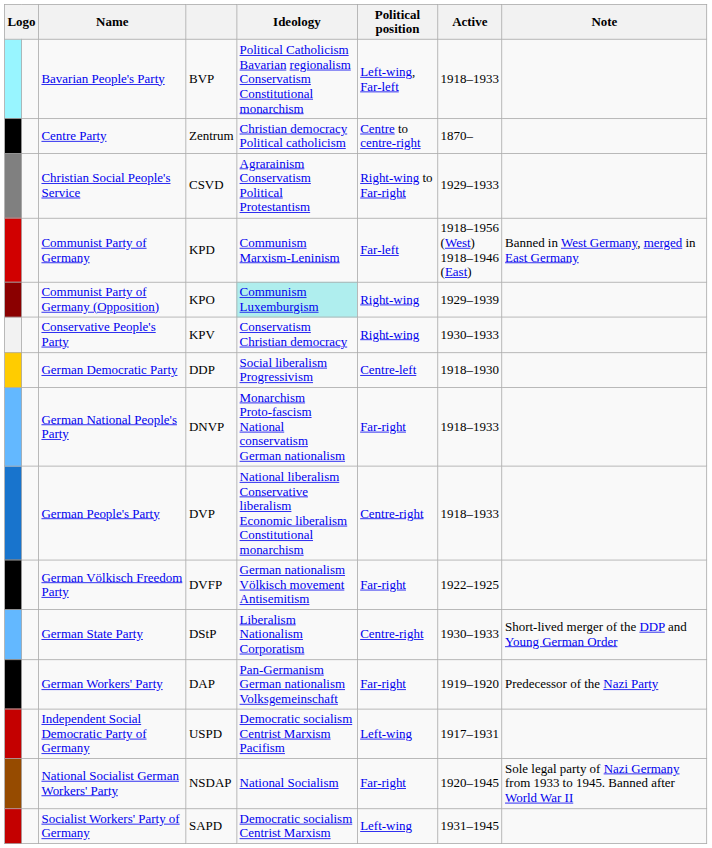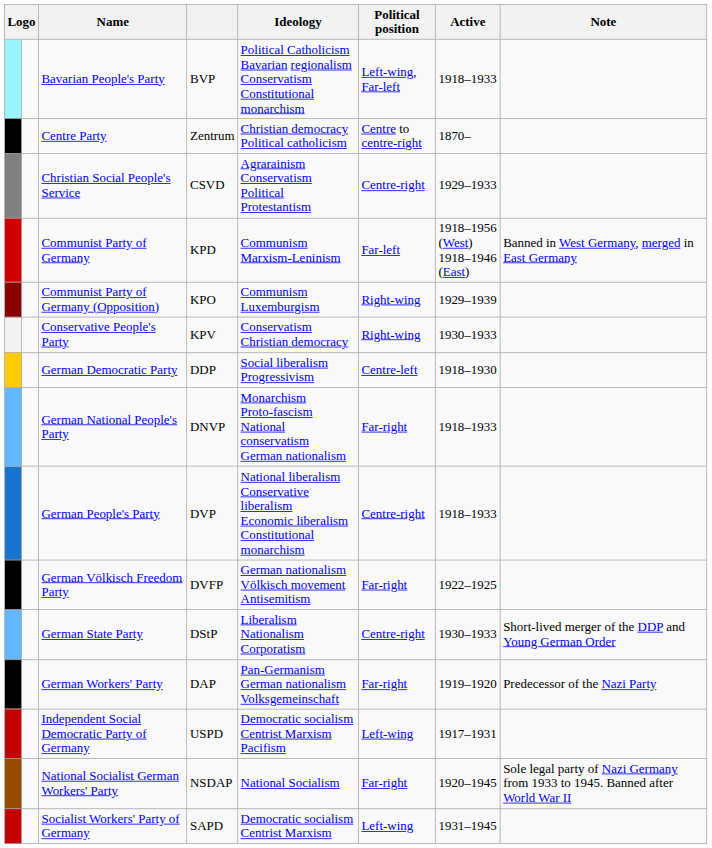(396, 185) Right-wing to Far-right -> (393, 185) Centre-right
(279, 299) paleturquoise background -> (280, 299) no background
